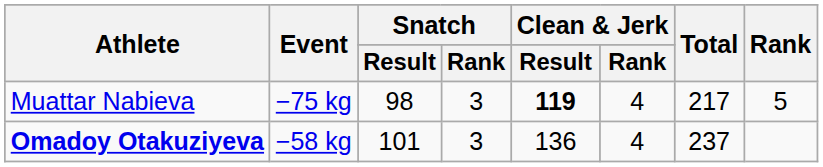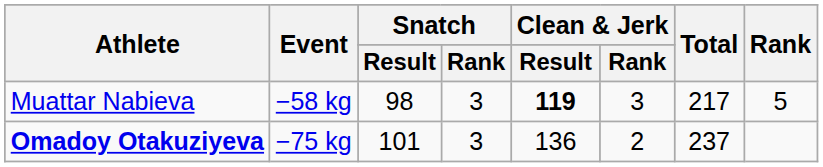(314, 102) −75 kg -> (314, 102) −58 kg
(637, 102) 4 -> (637, 102) 3
(314, 142) −58 kg -> (314, 142) −75 kg
(637, 142) 4 -> (637, 142) 2
